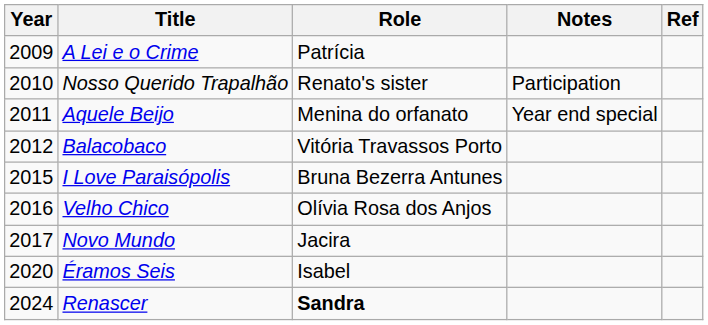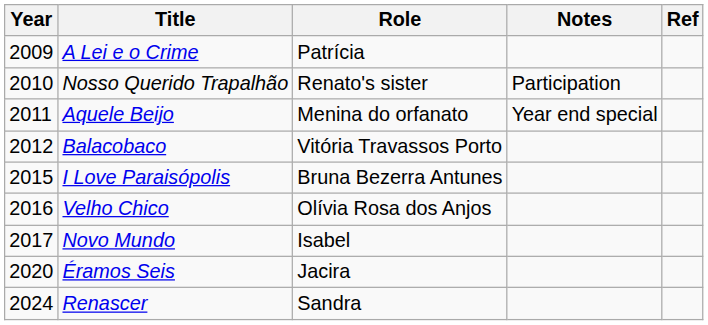(324, 240) Jacira -> (324, 240) Isabel
(324, 271) Isabel -> (324, 271) Jacira
(331, 303) bold -> (329, 303) normal
